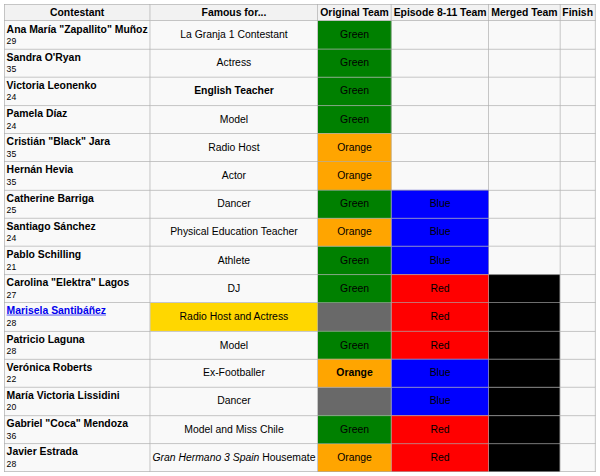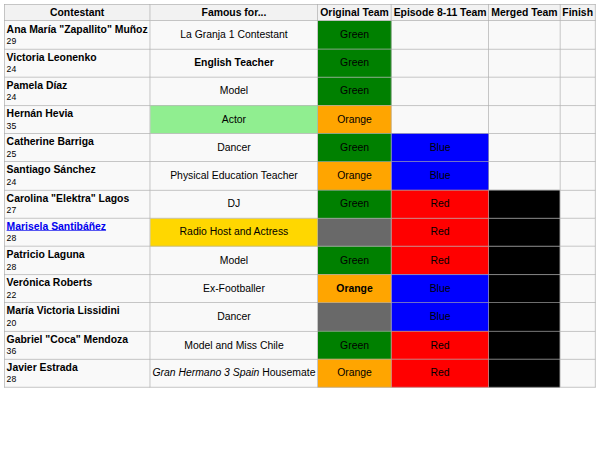- row: (44, 63)
- row: (58, 147)
(234, 176) no background -> (234, 119) lightgreen background
- row: (44, 260)
